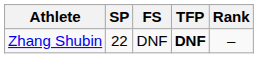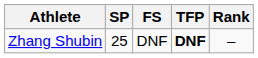(119, 41) 22 -> (119, 41) 25
